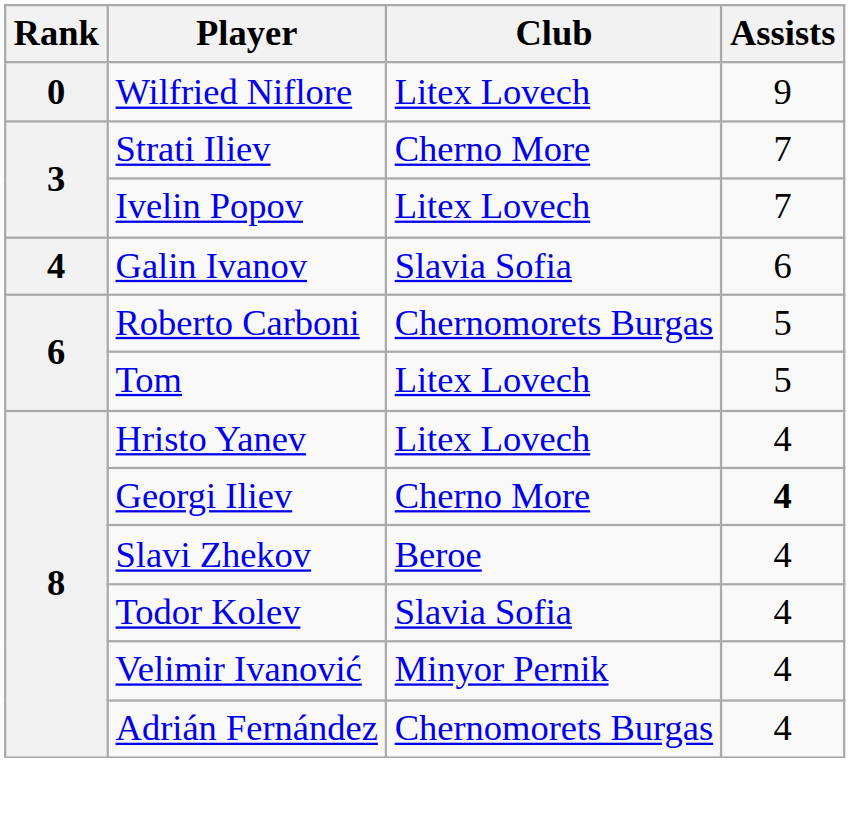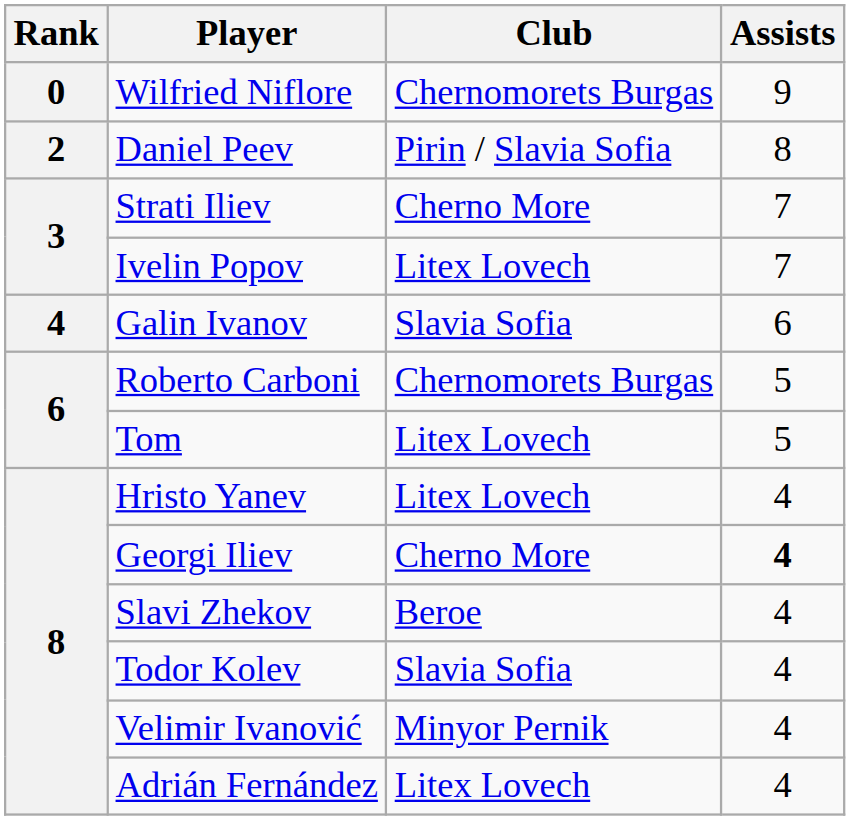(492, 91) Litex Lovech -> (554, 91) Chernomorets Burgas
+ row: (204, 149)
(554, 727) Chernomorets Burgas -> (492, 785) Litex Lovech
